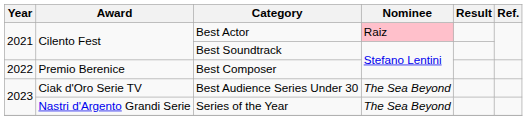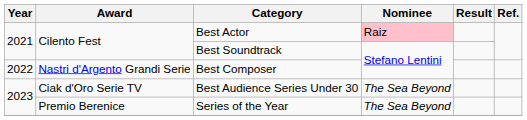(82, 69) Premio Berenice -> (115, 69) Nastri d'Argento Grandi Serie
(115, 106) Nastri d'Argento Grandi Serie -> (82, 106) Premio Berenice
